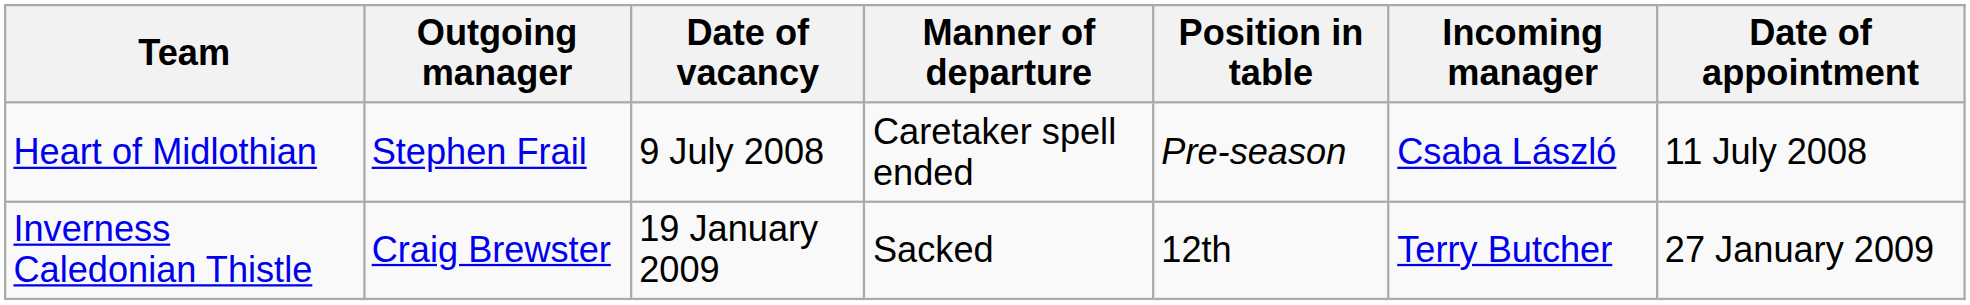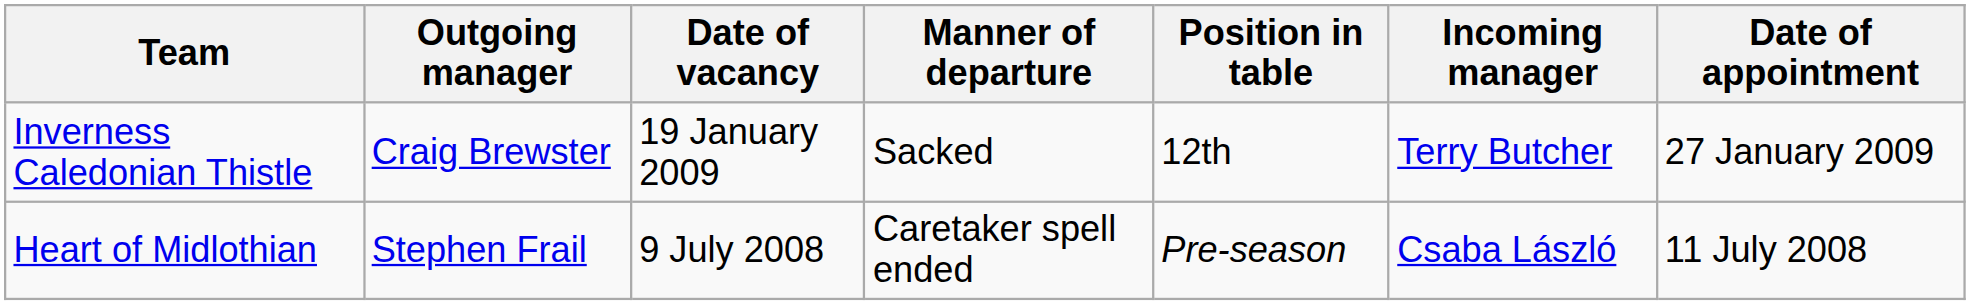rows swapped: (165, 151) <-> (163, 249)
